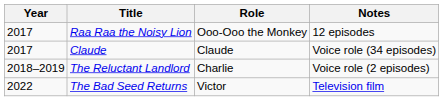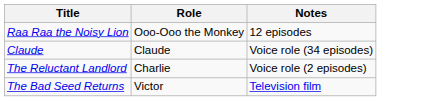- column: (36, 13)
